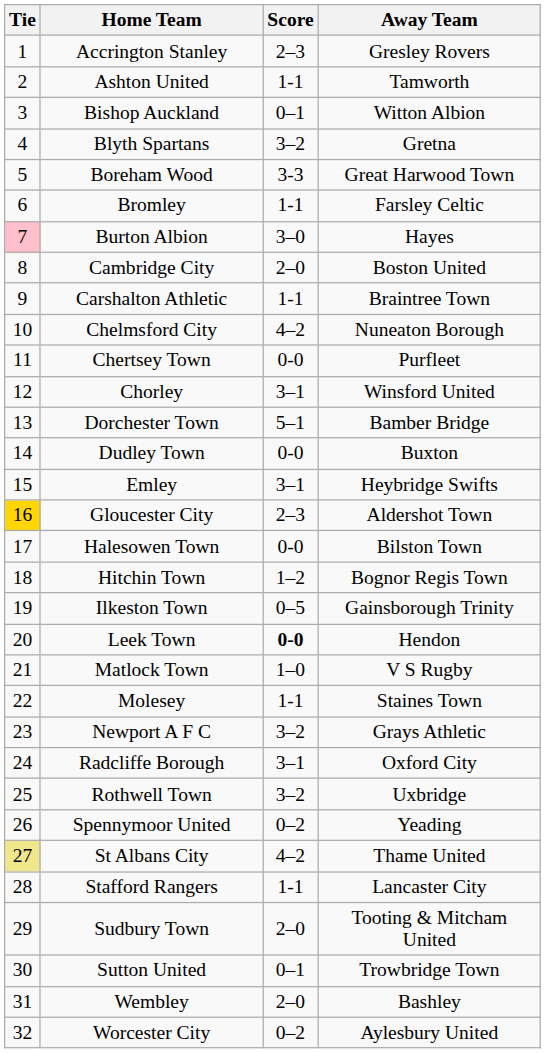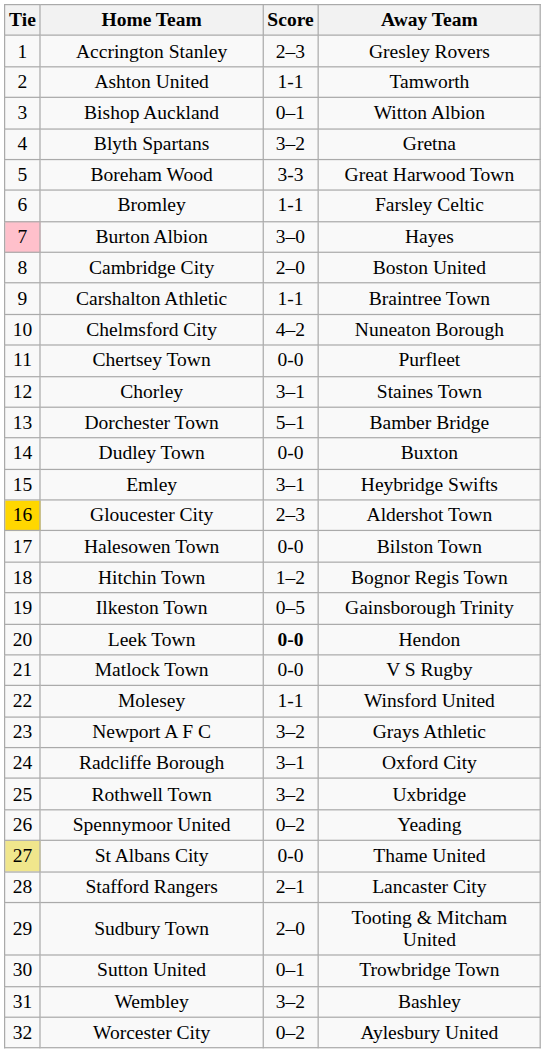(429, 391) Winsford United -> (429, 391) Staines Town
(290, 670) 1–0 -> (290, 670) 0-0
(429, 701) Staines Town -> (429, 701) Winsford United
(290, 855) 4–2 -> (290, 855) 0-0
(290, 886) 1-1 -> (290, 886) 2–1
(290, 1001) 2–0 -> (290, 1001) 3–2
